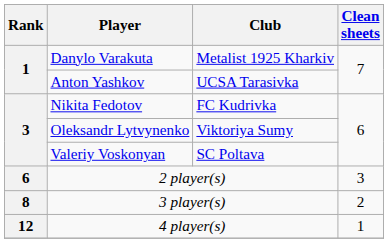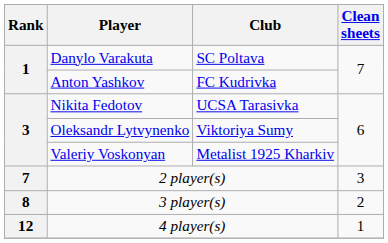(265, 57) Metalist 1925 Kharkiv -> (230, 57) SC Poltava
(247, 81) UCSA Tarasivka -> (236, 81) FC Kudrivka
(236, 105) FC Kudrivka -> (247, 105) UCSA Tarasivka
(230, 154) SC Poltava -> (265, 154) Metalist 1925 Kharkiv
(26, 178) 6 -> (26, 178) 7
